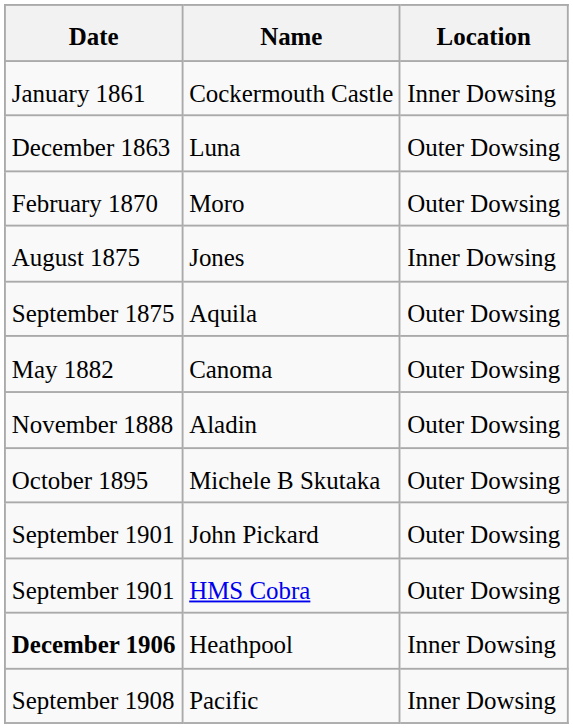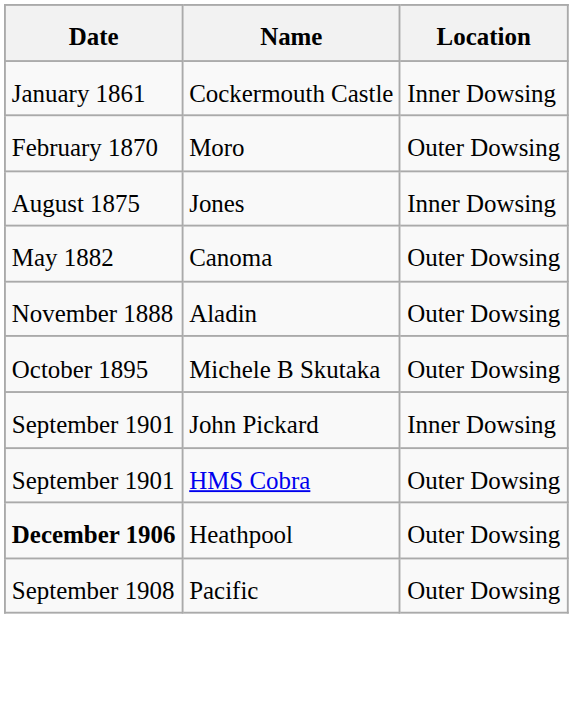- row: (215, 148)
- row: (223, 314)
(484, 535) Outer Dowsing -> (482, 424) Inner Dowsing
(482, 646) Inner Dowsing -> (484, 535) Outer Dowsing
(482, 701) Inner Dowsing -> (484, 590) Outer Dowsing
